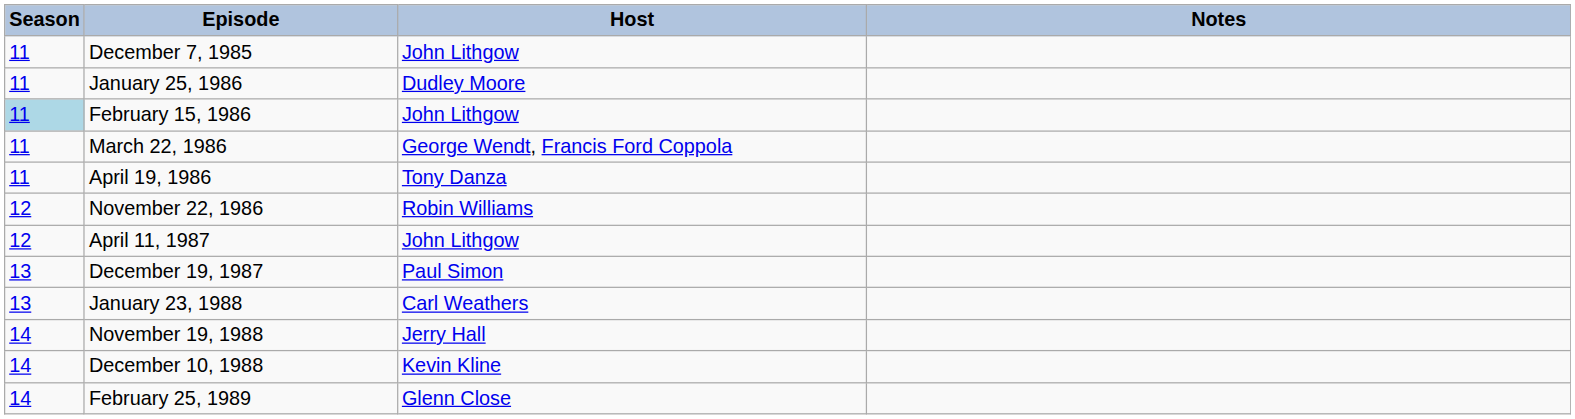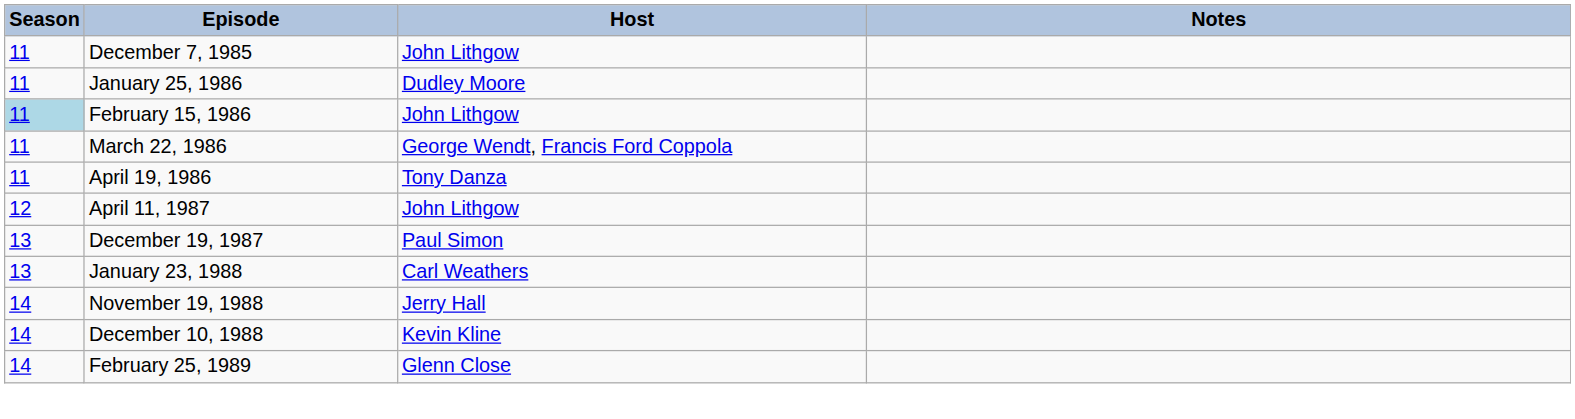- row: (176, 209)
